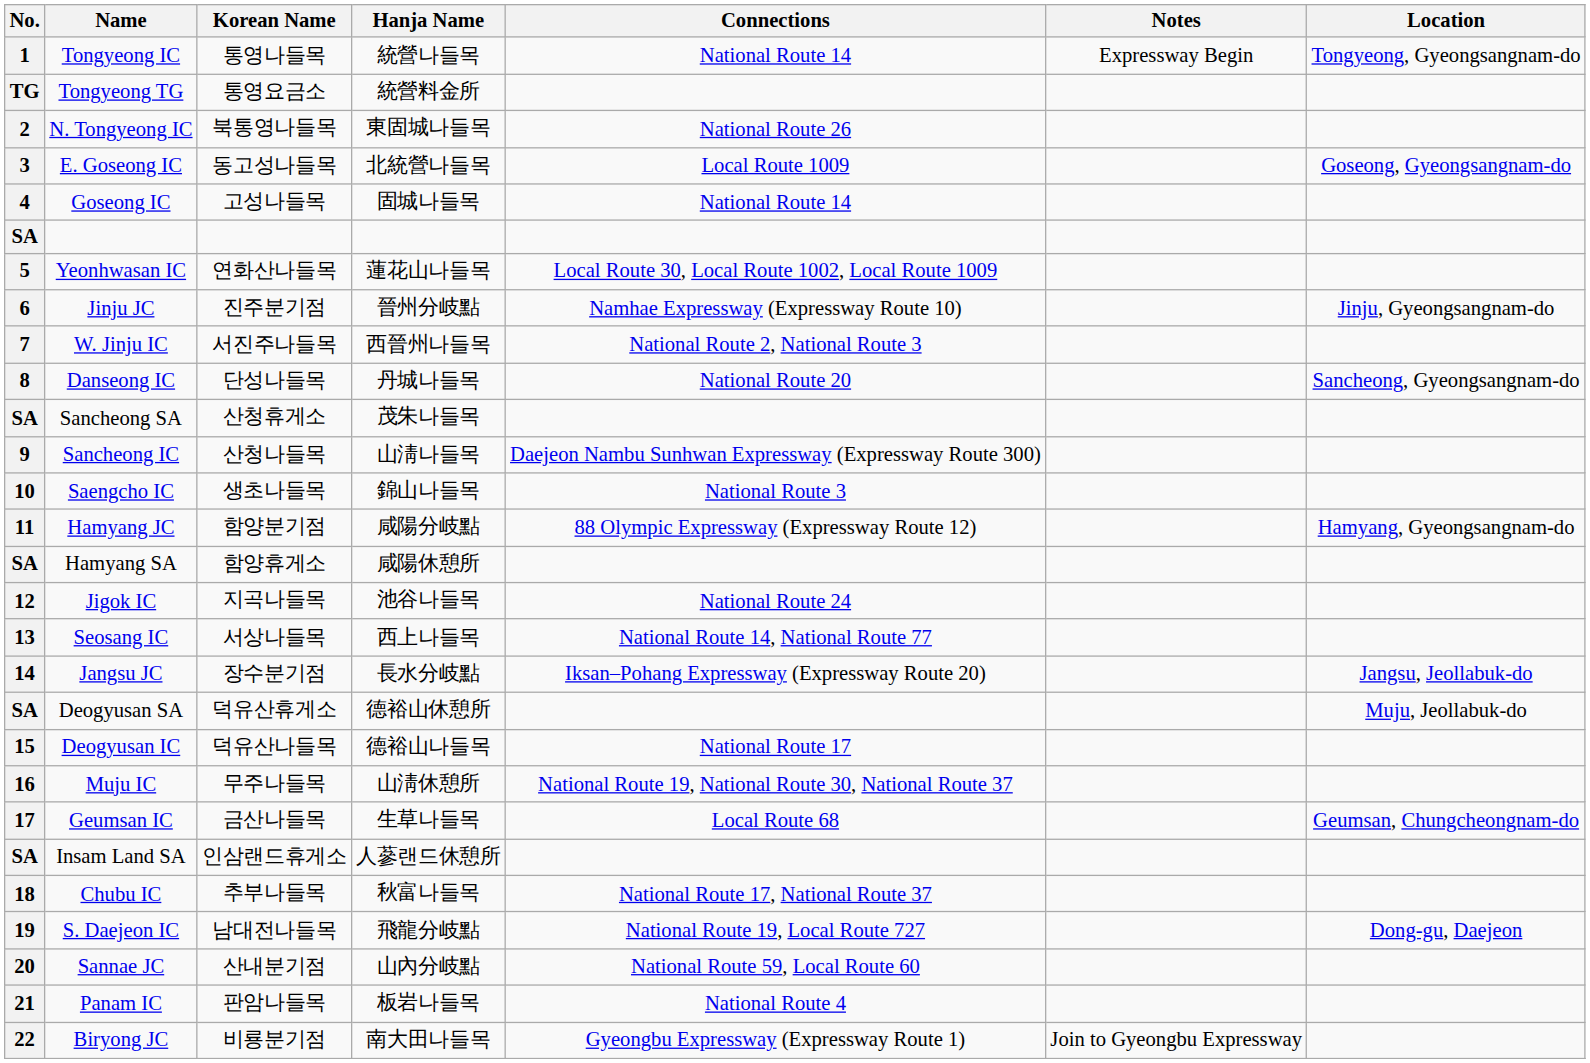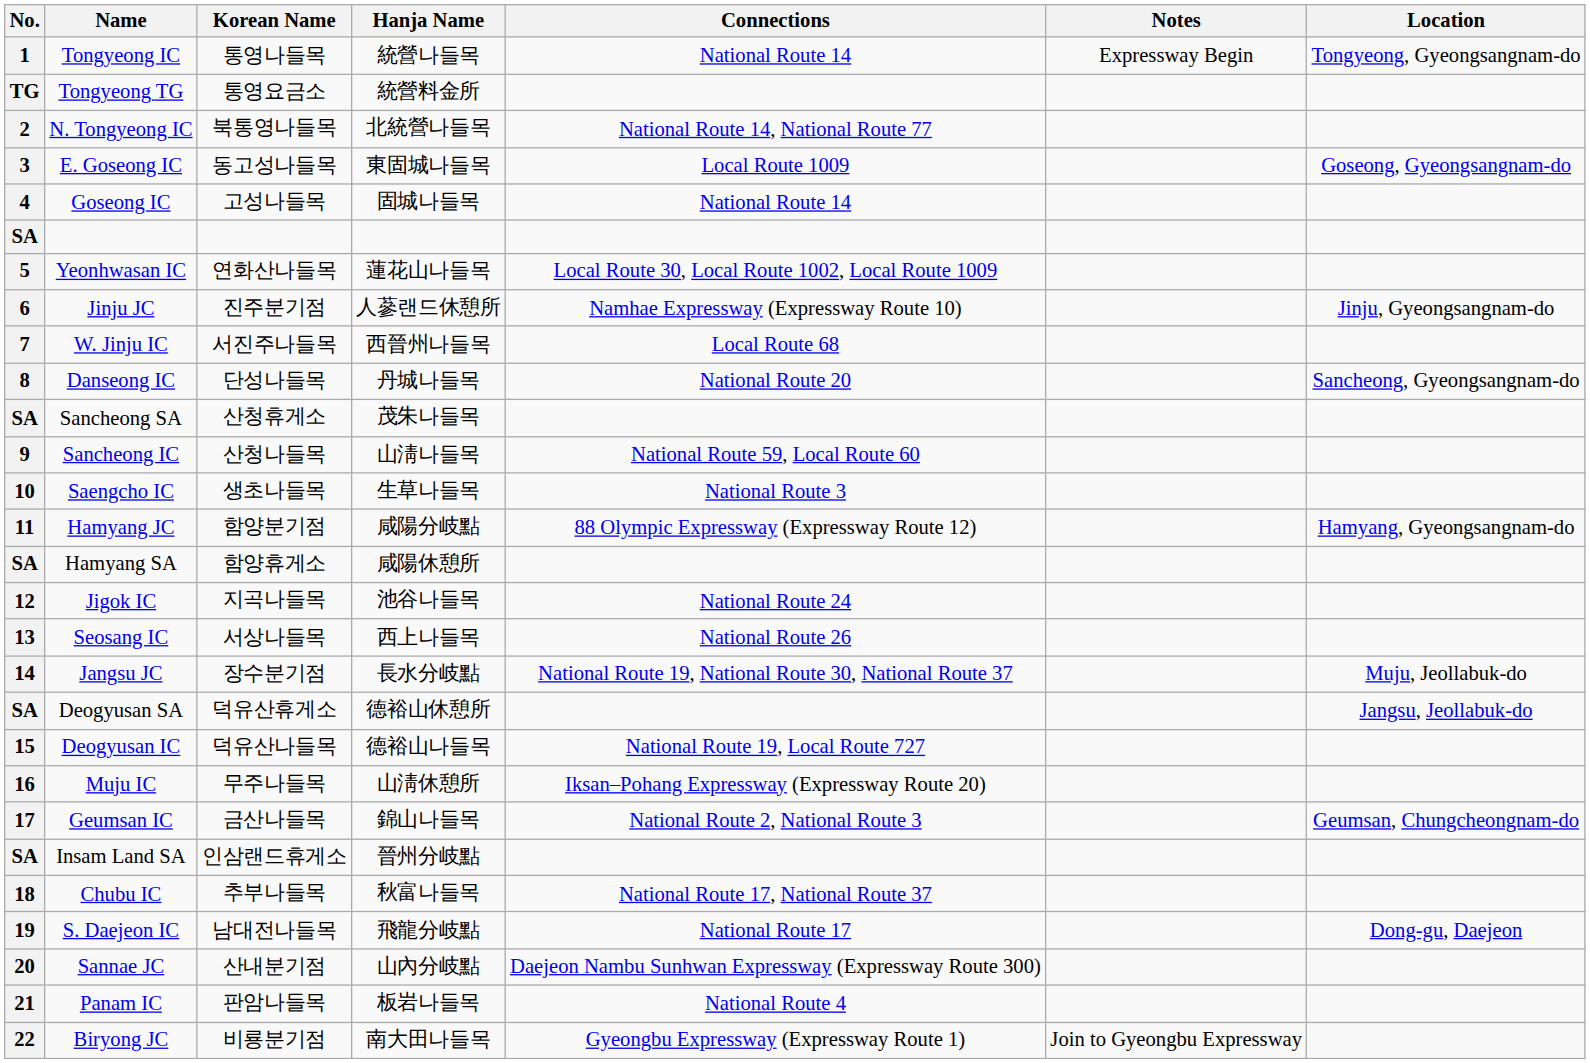(428, 128) 東固城나들목 -> (428, 128) 北統營나들목
(775, 128) National Route 26 -> (775, 128) National Route 14, National Route 77
(428, 164) 北統營나들목 -> (428, 164) 東固城나들목
(428, 307) 晉州分岐點 -> (428, 307) 人蔘랜드休憩所
(775, 344) National Route 2, National Route 3 -> (775, 344) Local Route 68
(775, 454) Daejeon Nambu Sunhwan Expressway (Expressway Route 300) -> (775, 454) National Route 59, Local Route 60
(428, 490) 錦山나들목 -> (428, 490) 生草나들목
(775, 637) National Route 14, National Route 77 -> (775, 637) National Route 26
(775, 673) Iksan–Pohang Expressway (Expressway Route 20) -> (775, 673) National Route 19, National Route 30, National Route 37
(1446, 673) Jangsu, Jeollabuk-do -> (1446, 673) Muju, Jeollabuk-do
(1446, 710) Muju, Jeollabuk-do -> (1446, 710) Jangsu, Jeollabuk-do
(775, 747) National Route 17 -> (775, 747) National Route 19, Local Route 727
(775, 783) National Route 19, National Route 30, National Route 37 -> (775, 783) Iksan–Pohang Expressway (Expressway Route 20)
(428, 819) 生草나들목 -> (428, 819) 錦山나들목
(775, 820) Local Route 68 -> (775, 820) National Route 2, National Route 3
(428, 856) 人蔘랜드休憩所 -> (428, 856) 晉州分岐點
(775, 930) National Route 19, Local Route 727 -> (775, 930) National Route 17
(775, 966) National Route 59, Local Route 60 -> (775, 966) Daejeon Nambu Sunhwan Expressway (Expressway Route 300)
